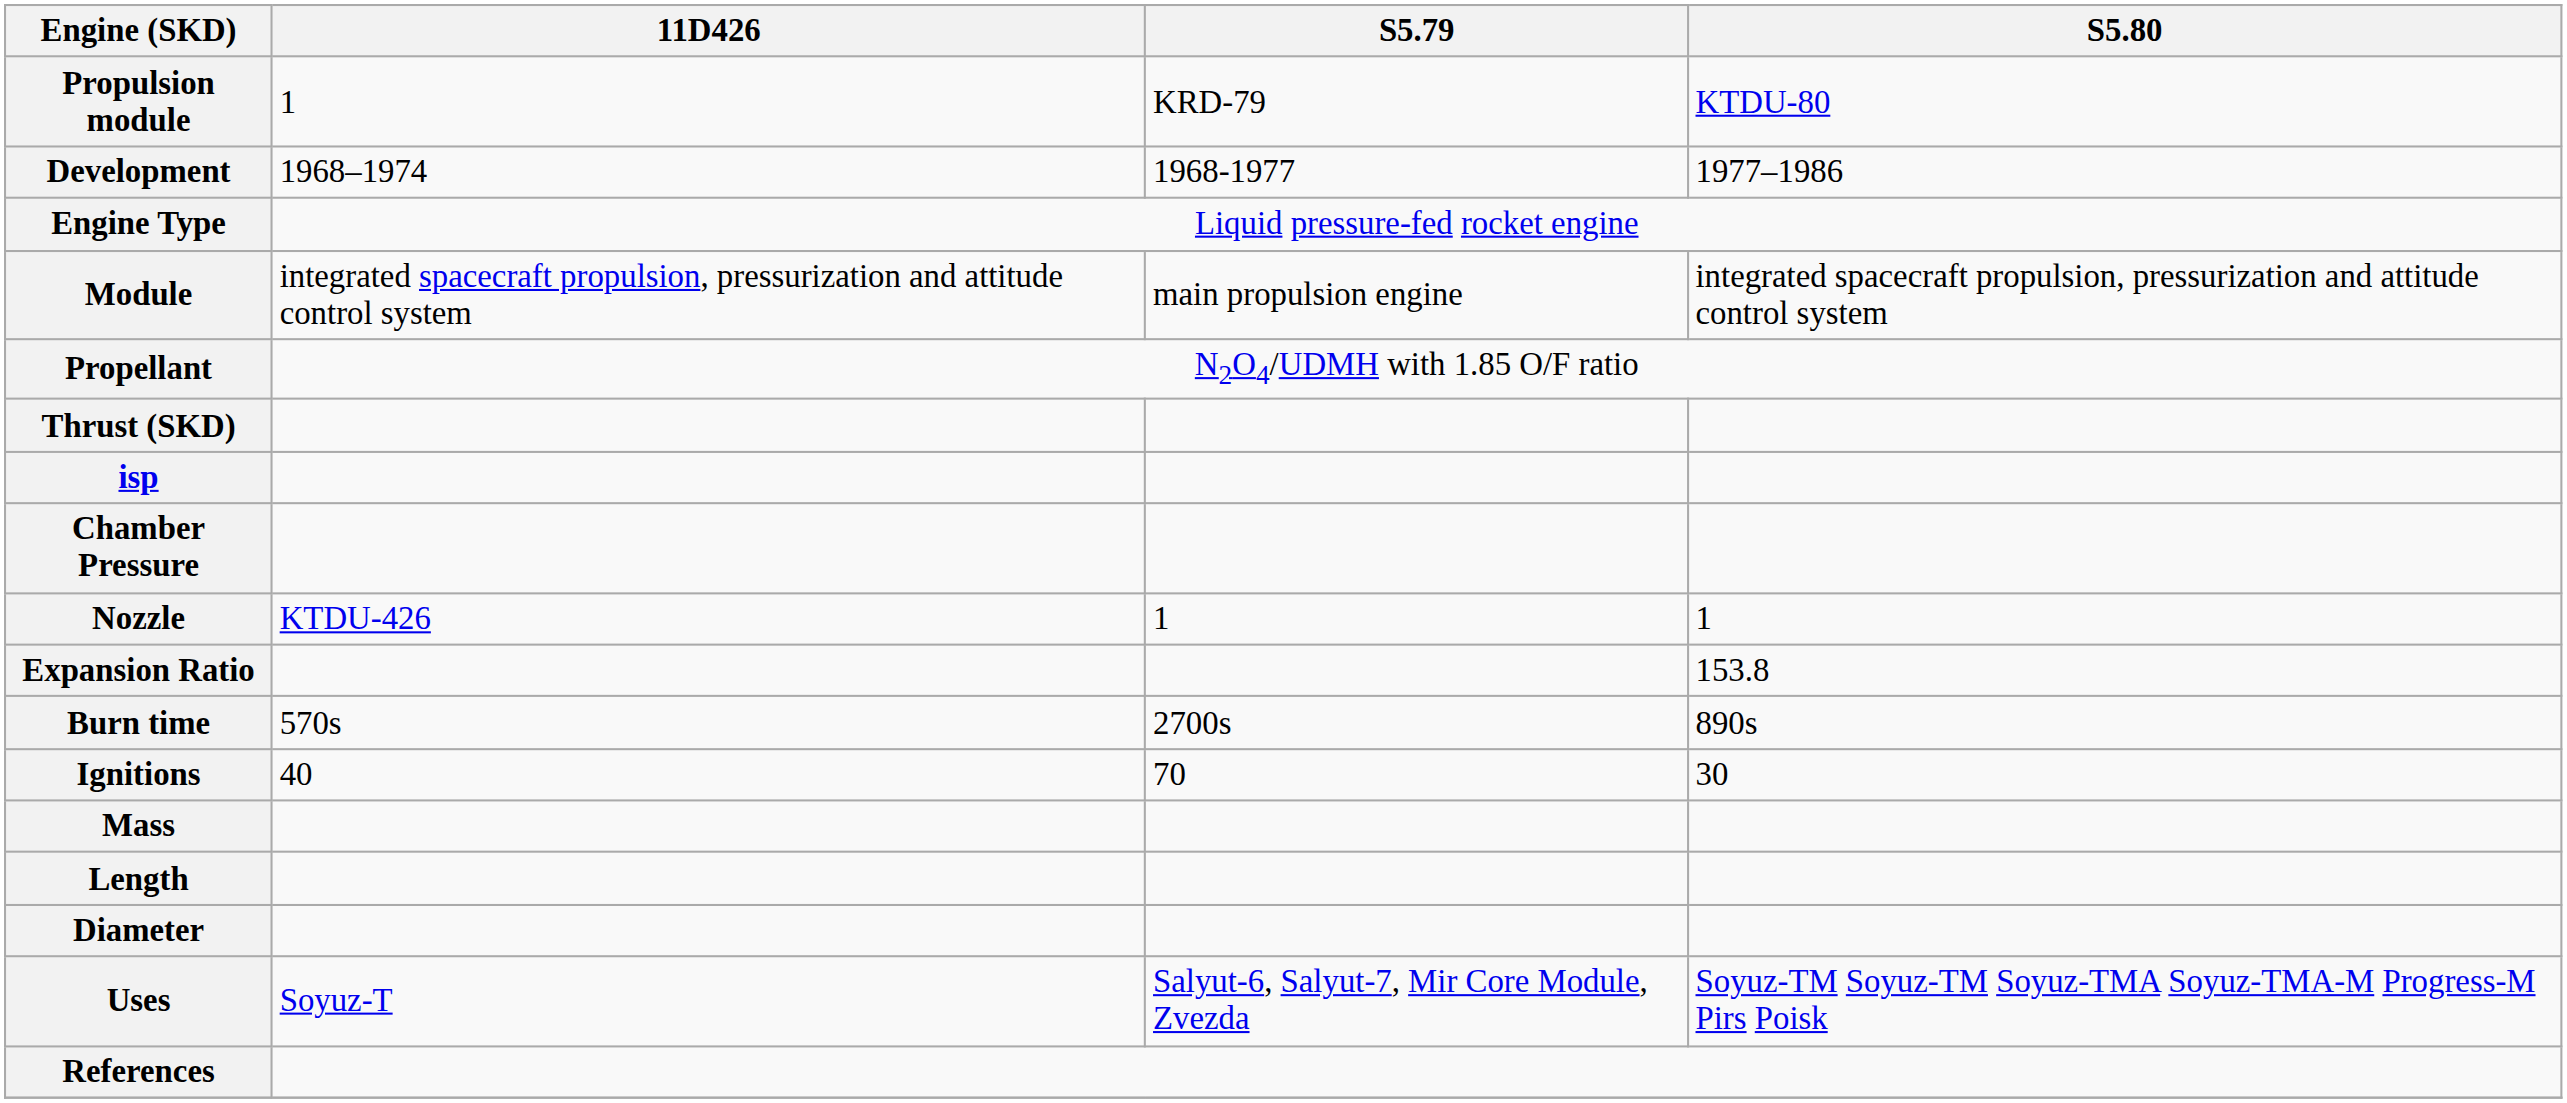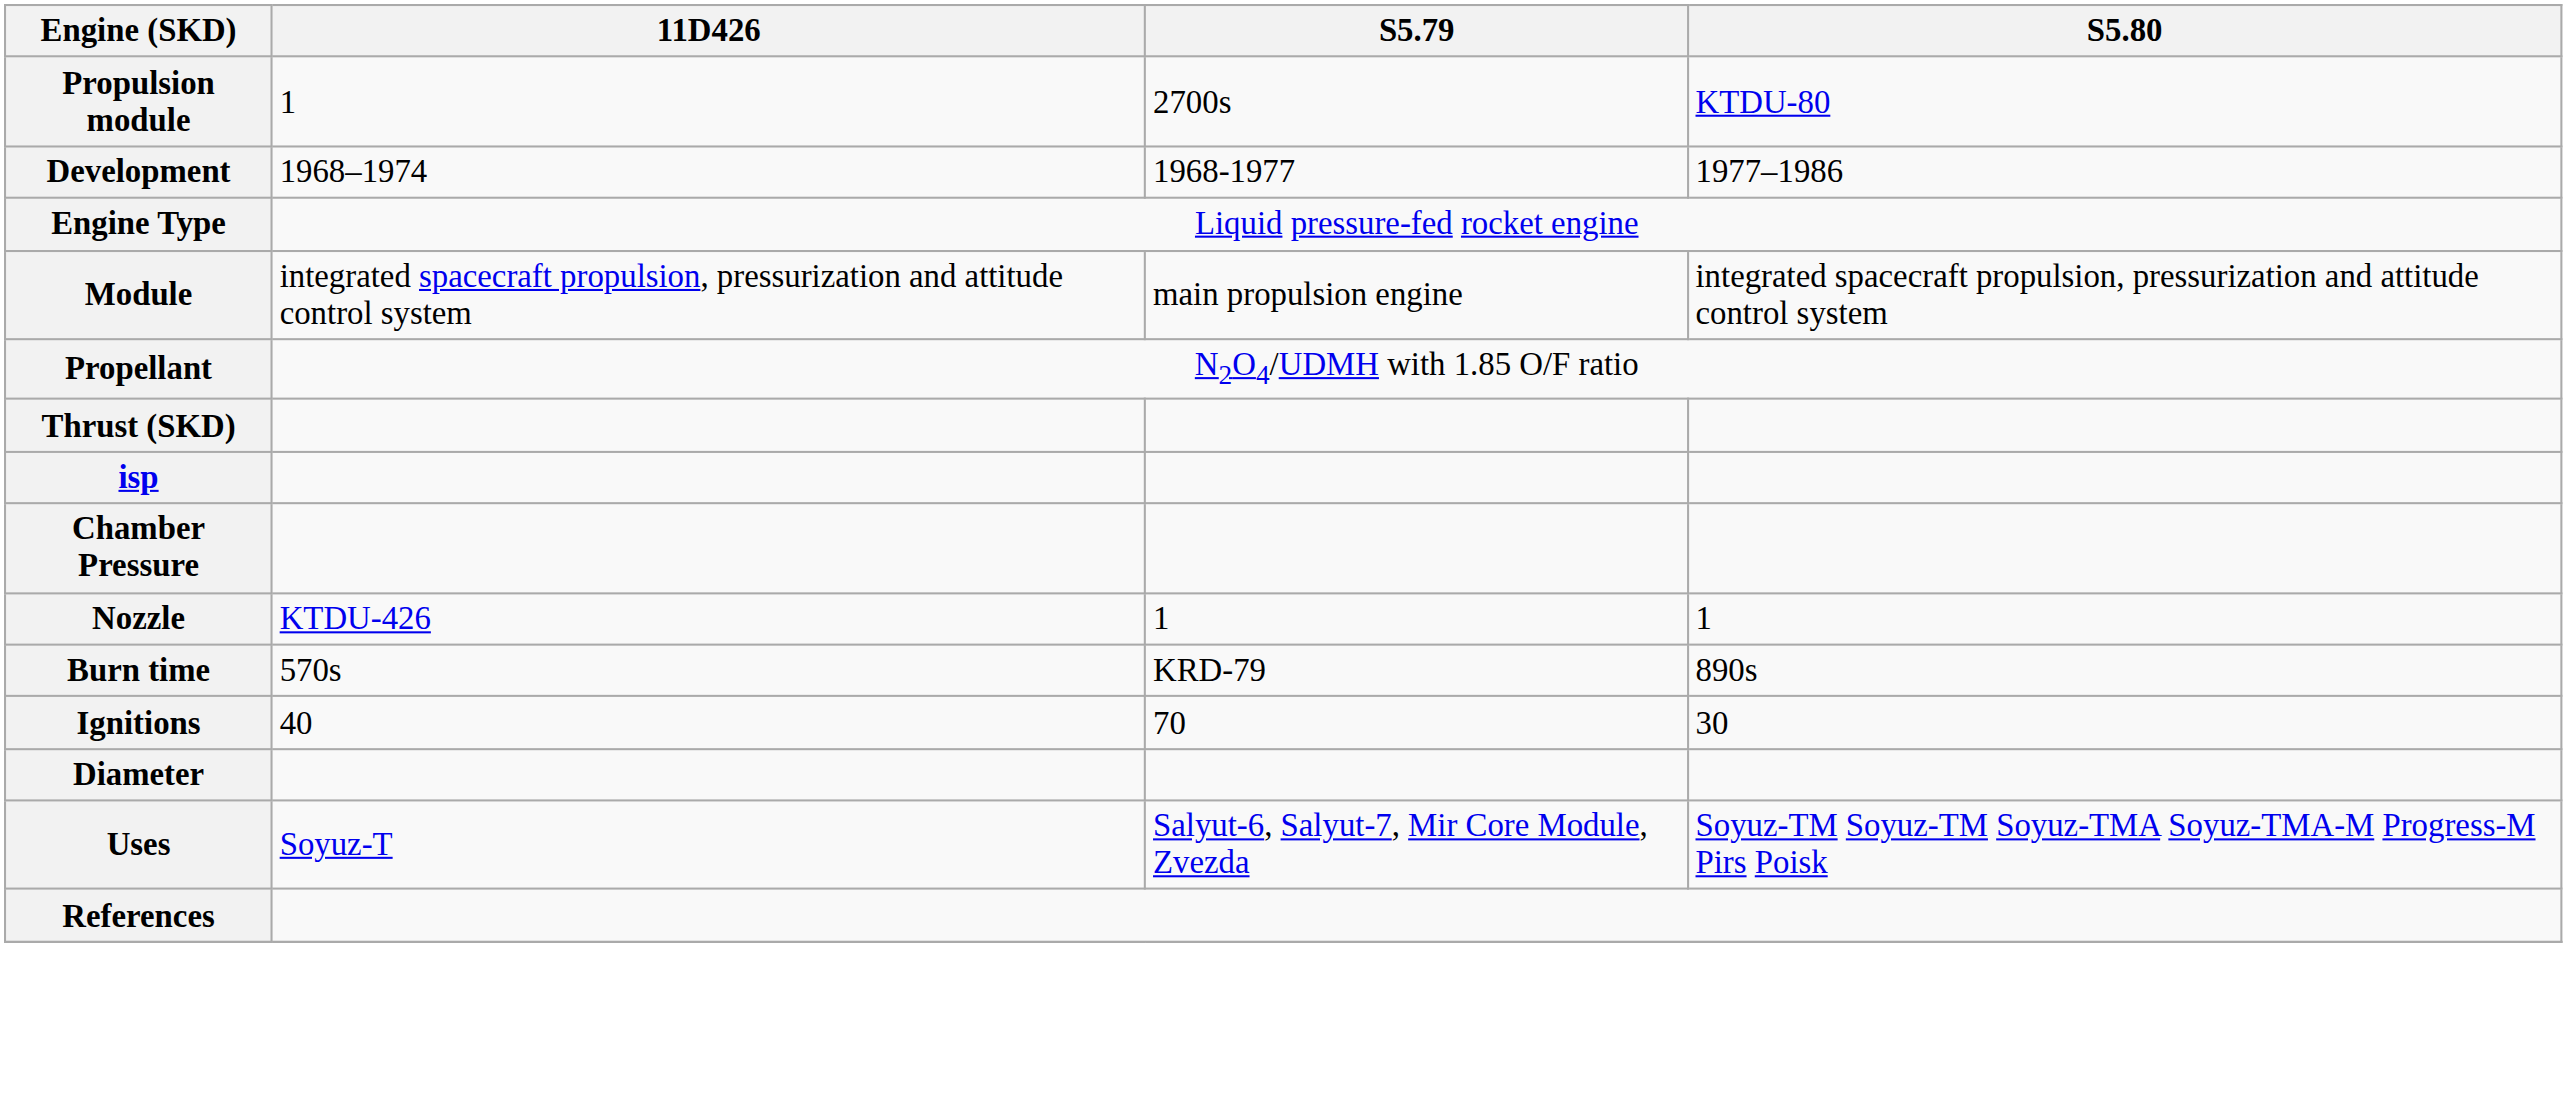(1210, 100) KRD-79 -> (1192, 100) 2700s
- row: (139, 669)
(1192, 722) 2700s -> (1210, 669) KRD-79
- row: (139, 826)
- row: (139, 878)
